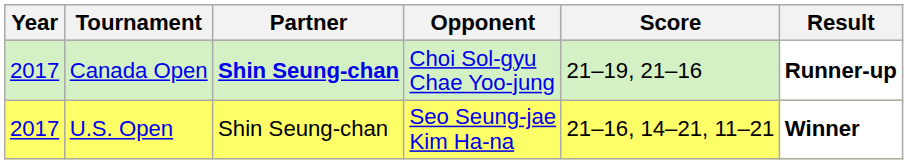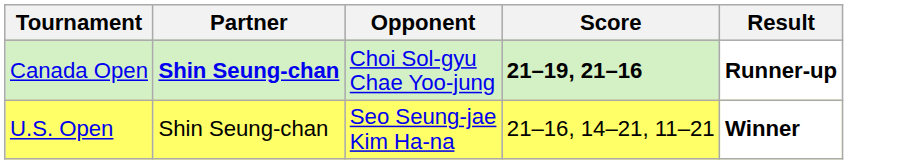- column: (35, 23)
(634, 70) normal -> (575, 70) bold
